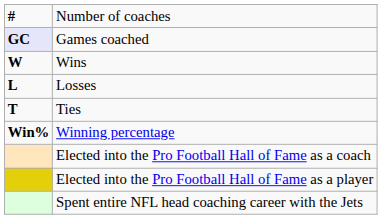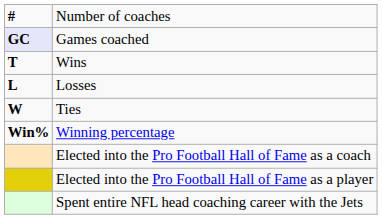(15, 62) W -> (13, 62) T
(13, 109) T -> (15, 109) W
